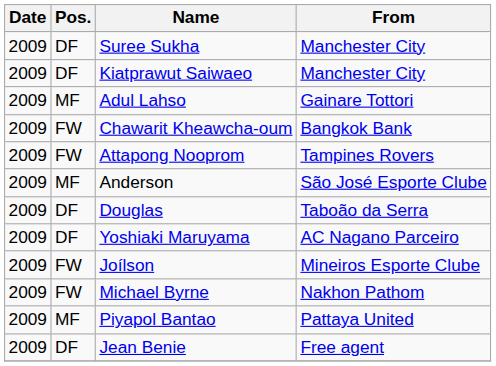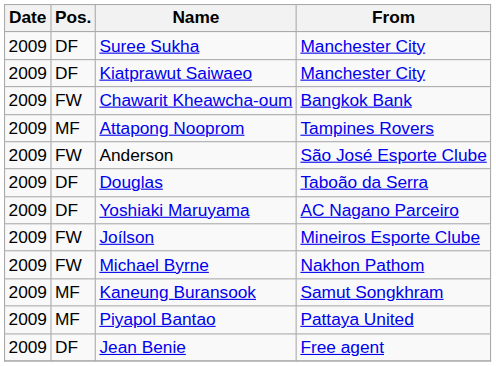- row: (143, 100)
(68, 155) FW -> (67, 127) MF
(67, 182) MF -> (68, 155) FW
+ row: (178, 292)
